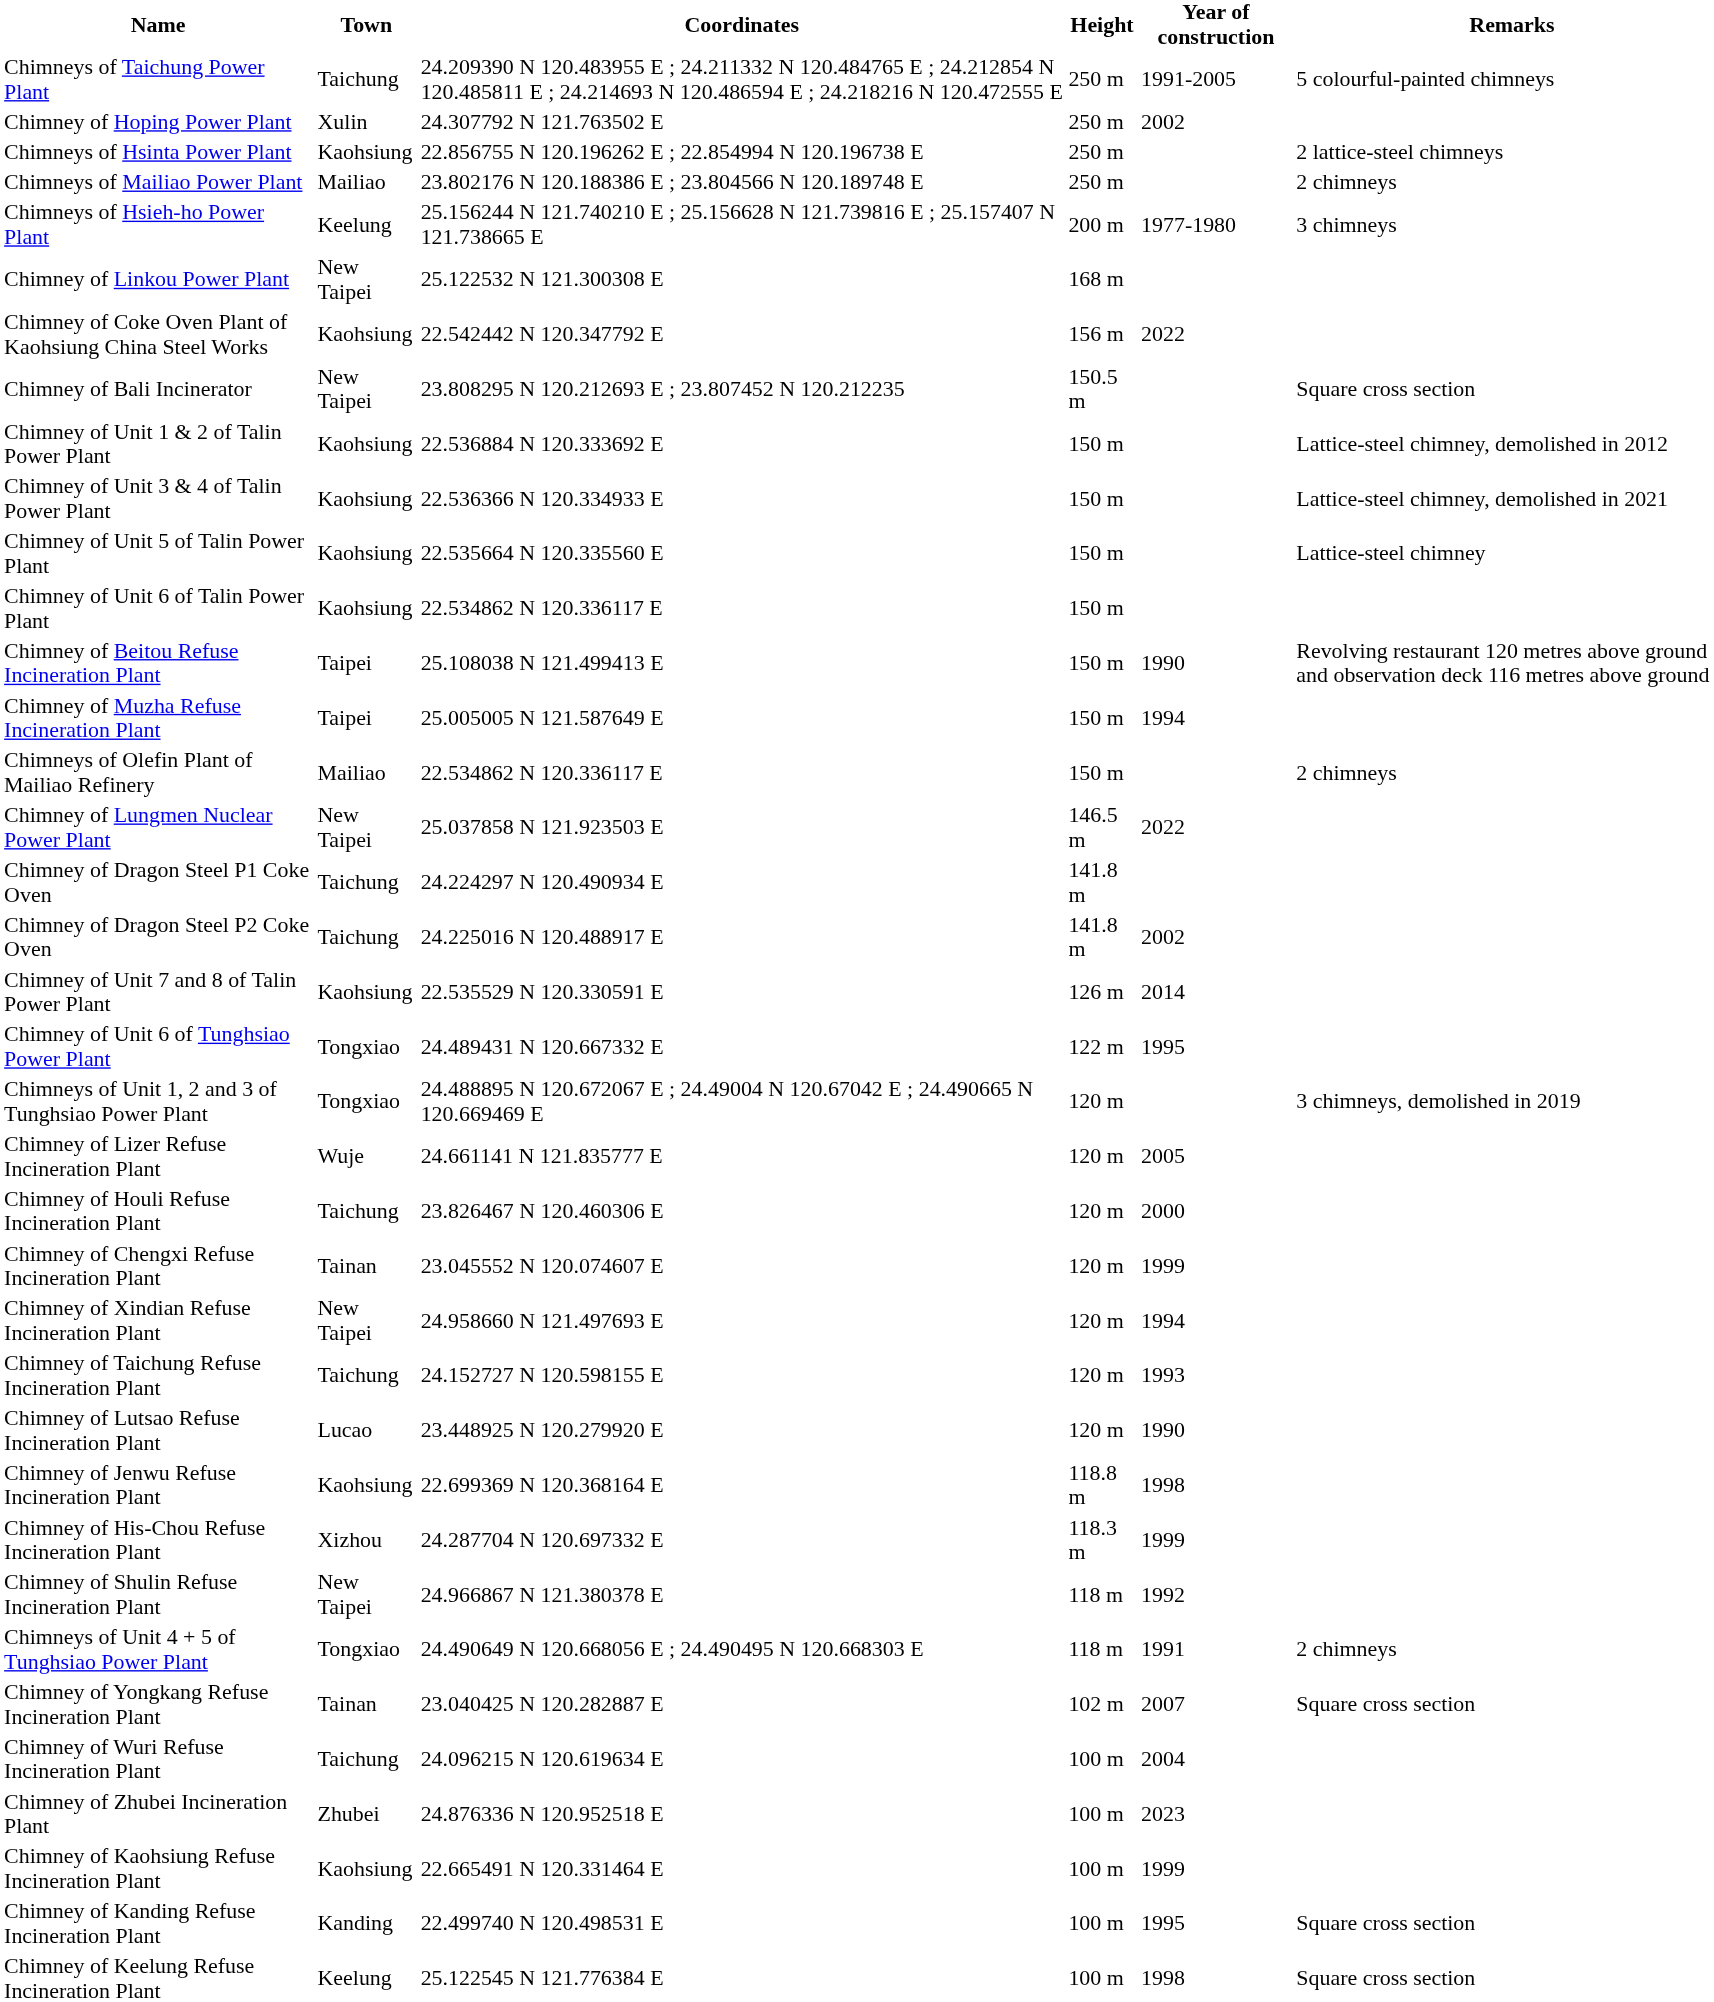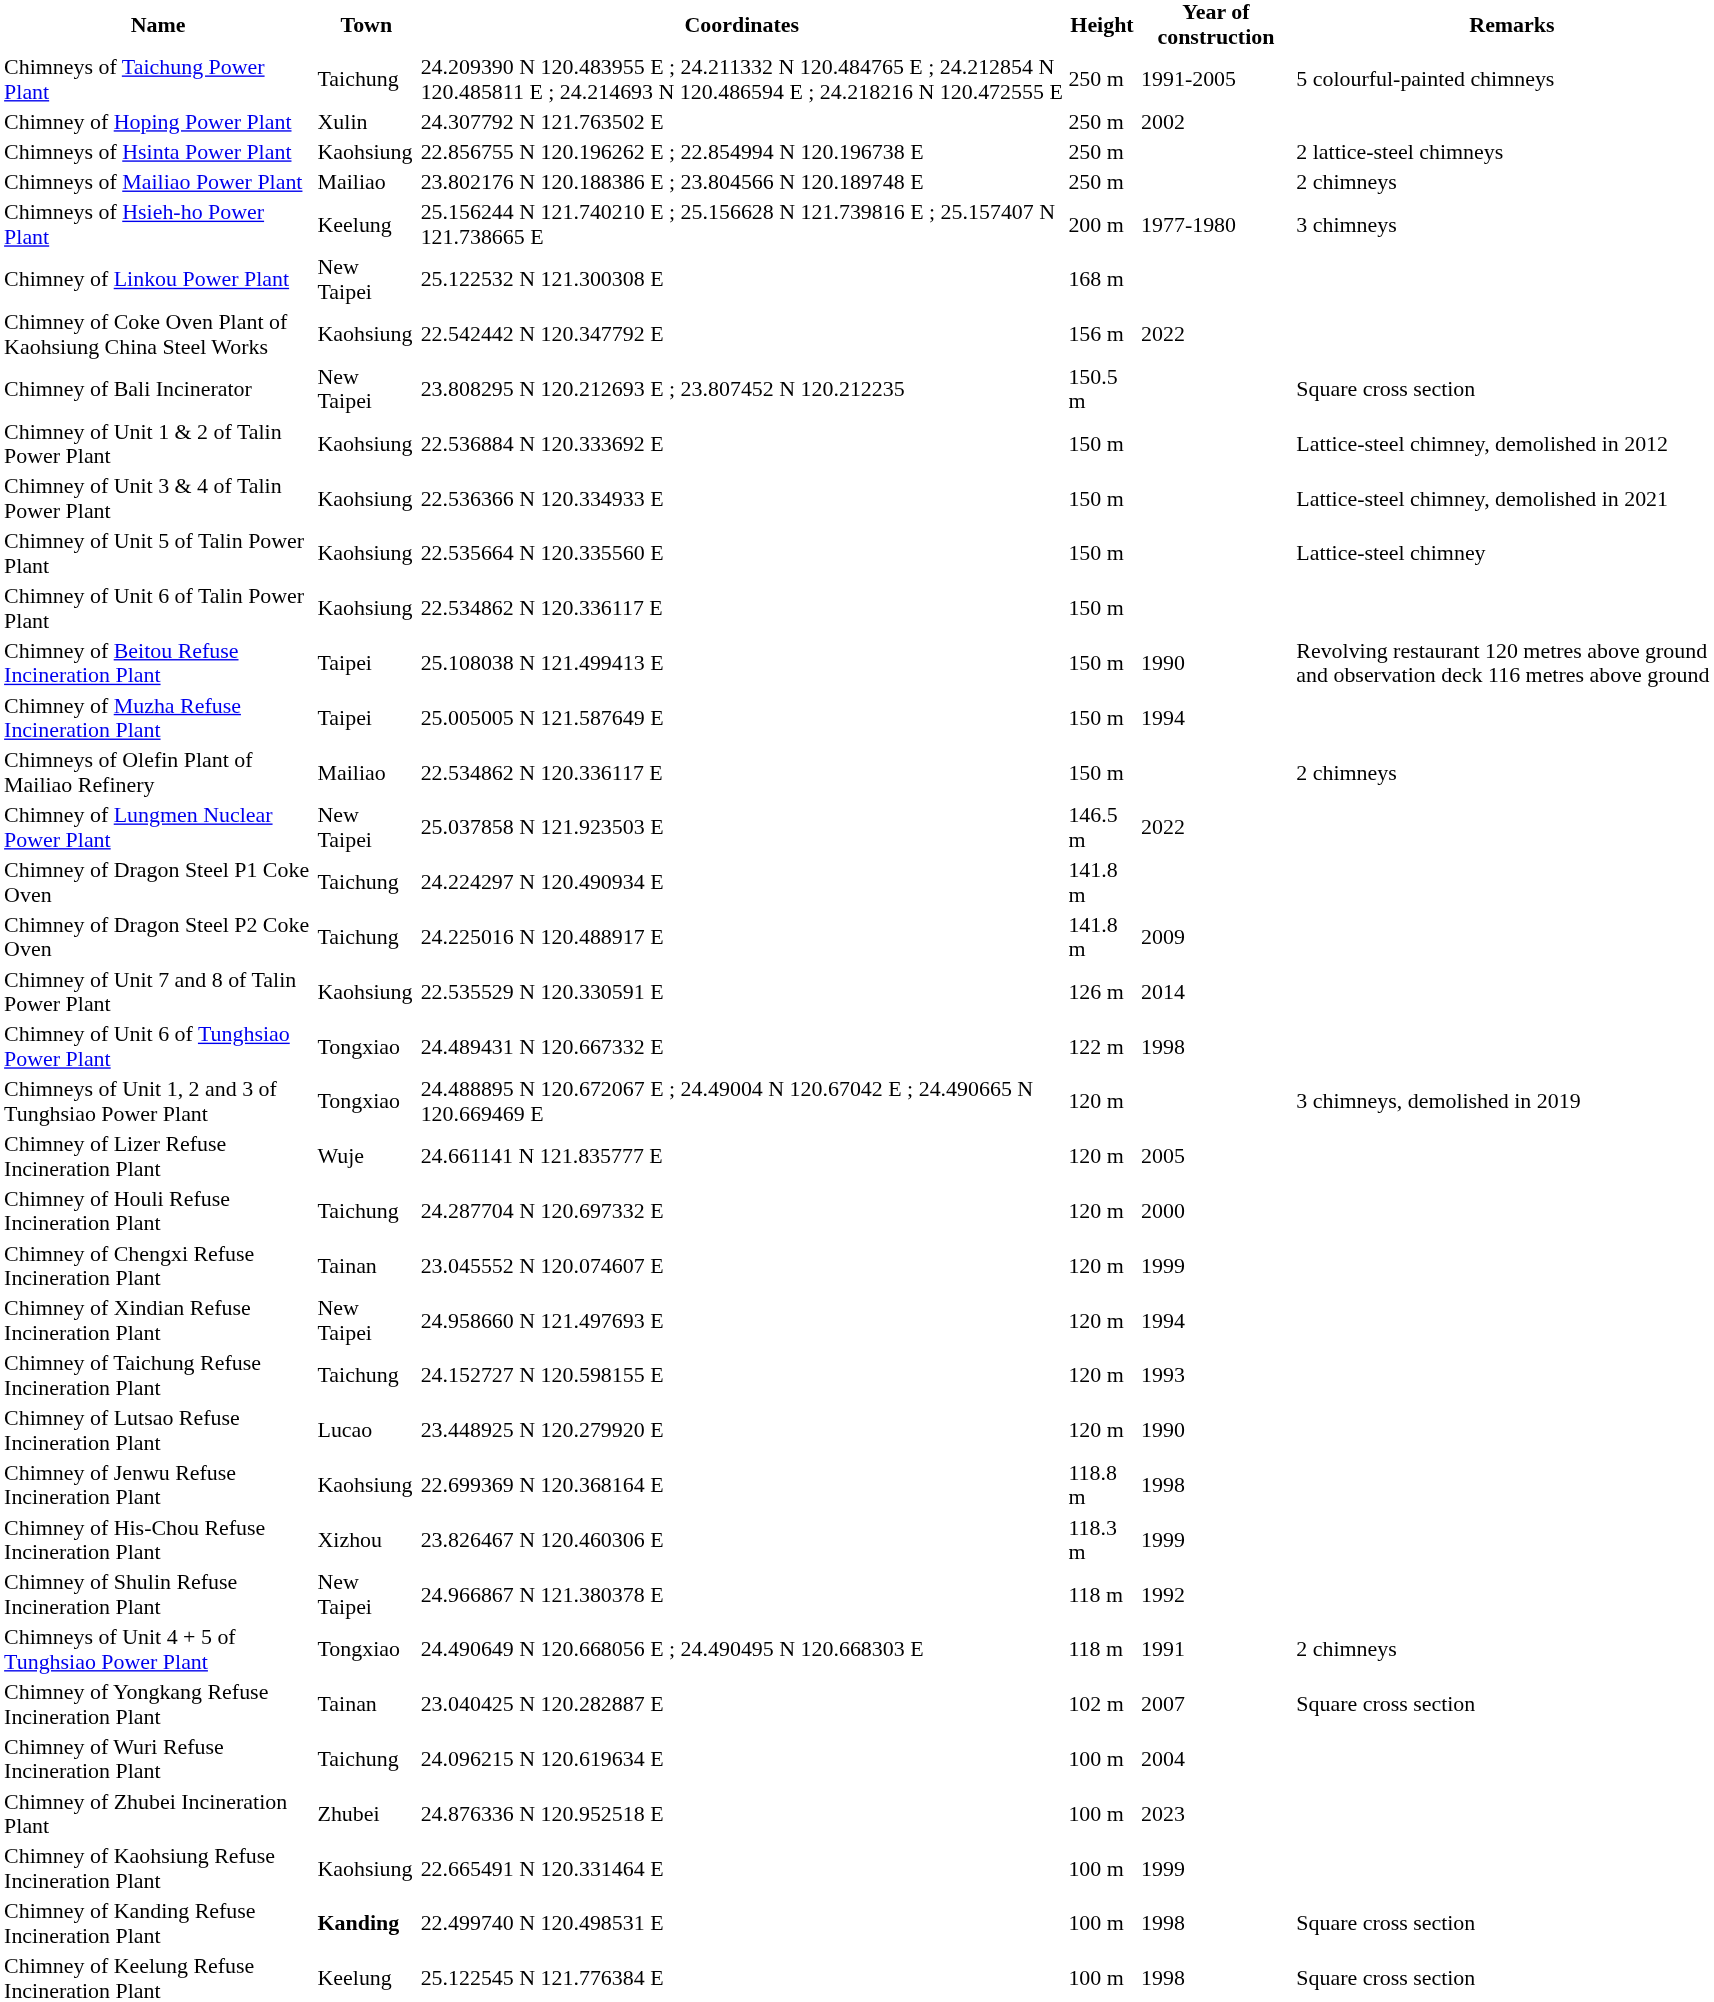(1163, 937) 2002 -> (1163, 937) 2009
(1163, 1046) 1995 -> (1163, 1046) 1998
(542, 1211) 23.826467 N 120.460306 E -> (542, 1211) 24.287704 N 120.697332 E
(542, 1539) 24.287704 N 120.697332 E -> (542, 1539) 23.826467 N 120.460306 E
(355, 1923) normal -> (358, 1923) bold
(1163, 1923) 1995 -> (1163, 1923) 1998
